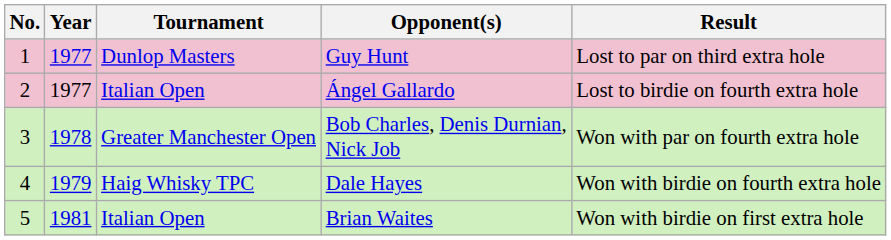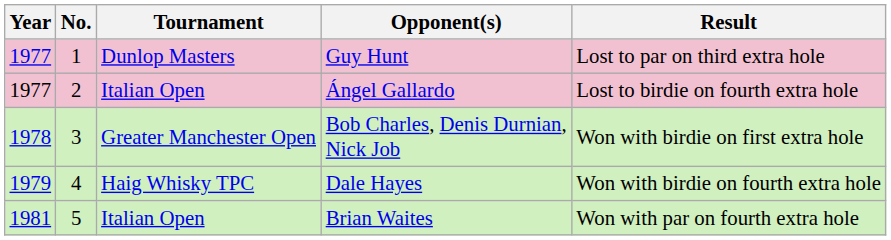columns swapped: (25, 21) <-> (71, 21)
(718, 137) Won with par on fourth extra hole -> (720, 137) Won with birdie on first extra hole
(720, 218) Won with birdie on first extra hole -> (718, 218) Won with par on fourth extra hole
